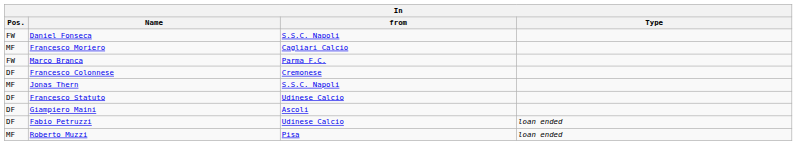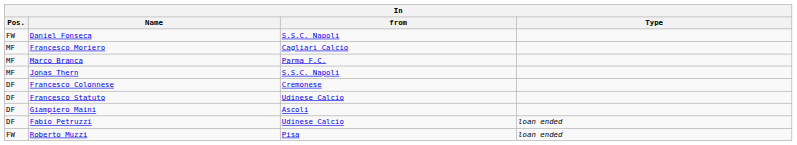(11, 60) FW -> (11, 60) MF
rows swapped: (54, 84) <-> (72, 72)
(11, 134) MF -> (11, 134) FW
